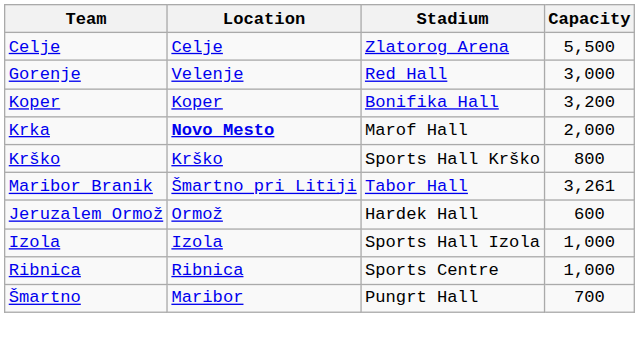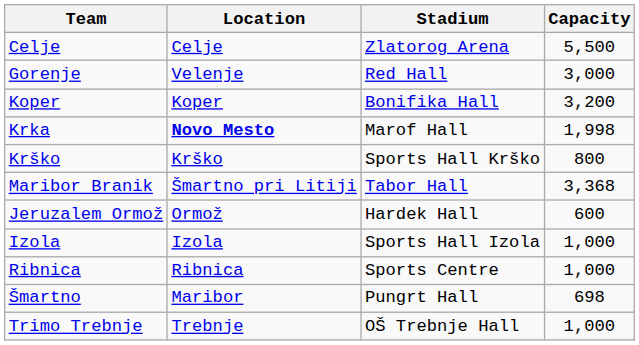(589, 131) 2,000 -> (589, 131) 1,998
(589, 186) 3,261 -> (589, 186) 3,368
(589, 298) 700 -> (589, 298) 698
+ row: (76, 326)
